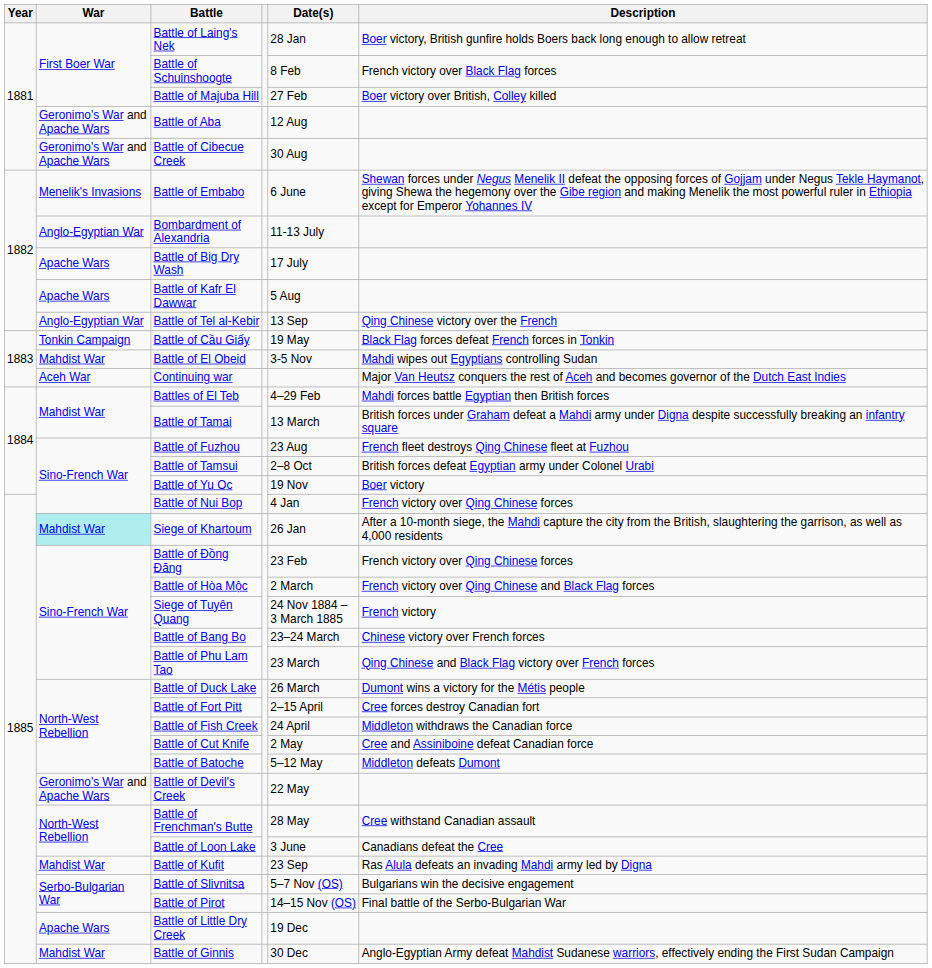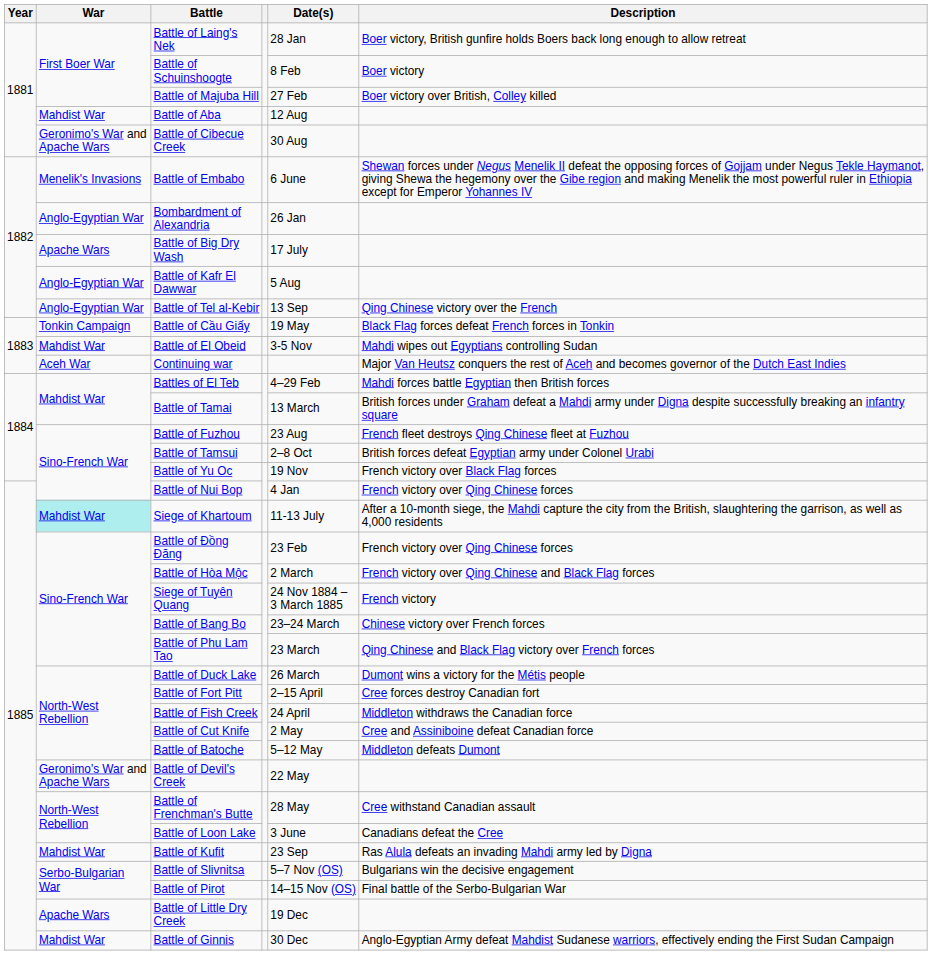(459, 71) French victory over Black Flag forces -> (393, 71) Boer victory
(93, 122) Geronimo's War and Apache Wars -> (72, 115) Mahdist War
(297, 231) 11-13 July -> (288, 218) 26 Jan
(74, 296) Apache Wars -> (91, 282) Anglo-Egyptian War
(393, 485) Boer victory -> (459, 471) French victory over Black Flag forces
(288, 529) 26 Jan -> (297, 515) 11-13 July
